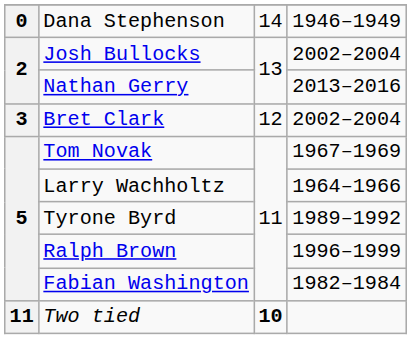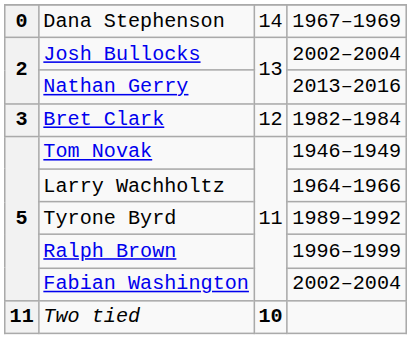(347, 21) 1946–1949 -> (347, 21) 1967–1969
(347, 120) 2002–2004 -> (347, 120) 1982–1984
(347, 153) 1967–1969 -> (347, 153) 1946–1949
(347, 284) 1982–1984 -> (347, 284) 2002–2004
